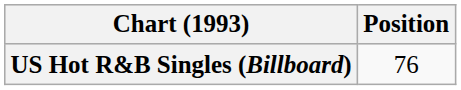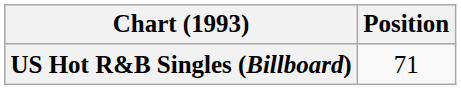(406, 63) 76 -> (406, 63) 71
